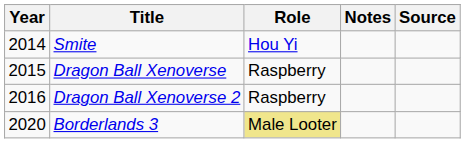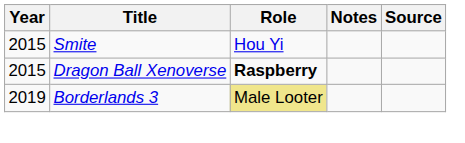(27, 44) 2014 -> (27, 44) 2015
(287, 71) normal -> (276, 71) bold
- row: (147, 97)
(27, 124) 2020 -> (27, 97) 2019
